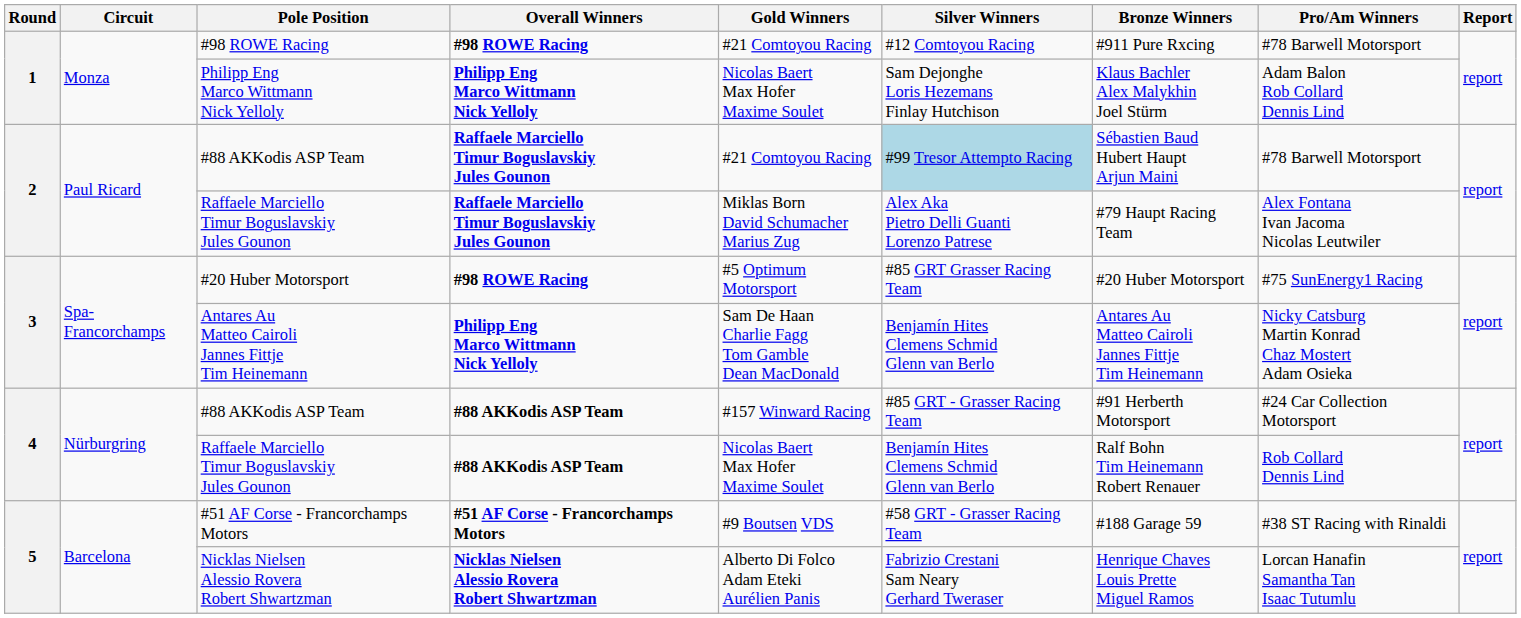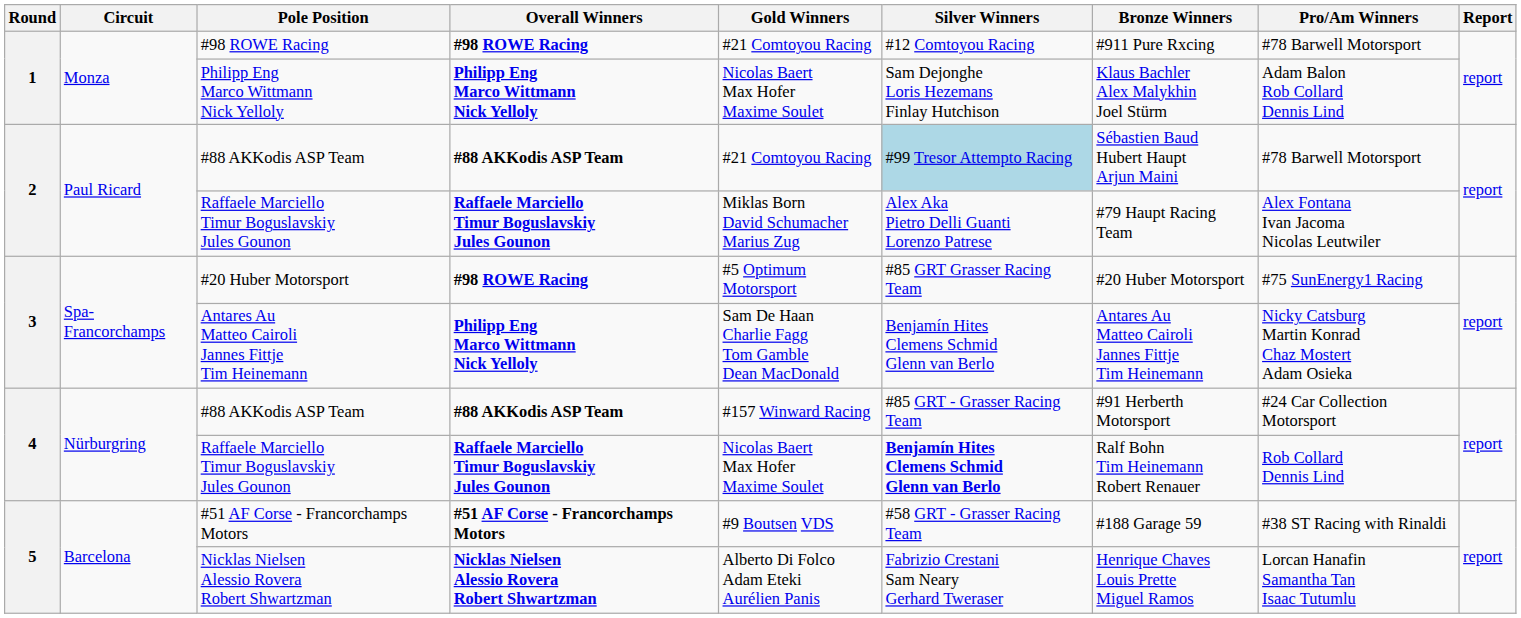(524, 157) Raffaele Marciello Timur Boguslavskiy Jules Gounon -> (538, 157) #88 AKKodis ASP Team
(538, 467) #88 AKKodis ASP Team -> (524, 467) Raffaele Marciello Timur Boguslavskiy Jules Gounon
(941, 467) normal -> (944, 467) bold
